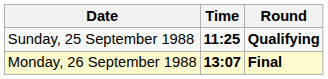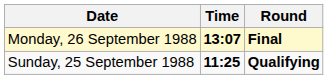rows swapped: (101, 39) <-> (102, 62)
